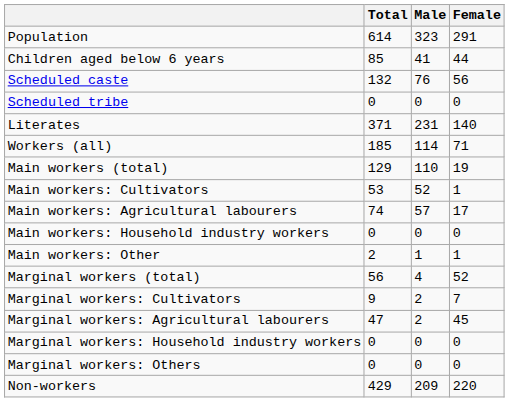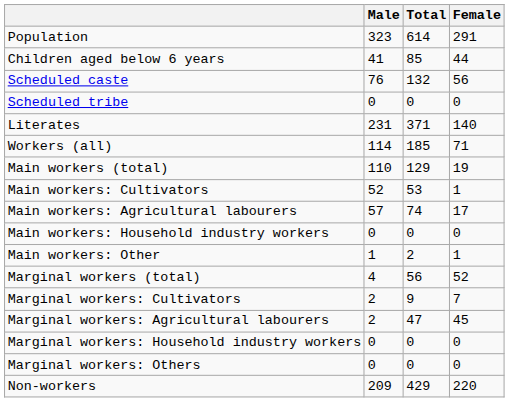columns swapped: (388, 15) <-> (430, 15)
